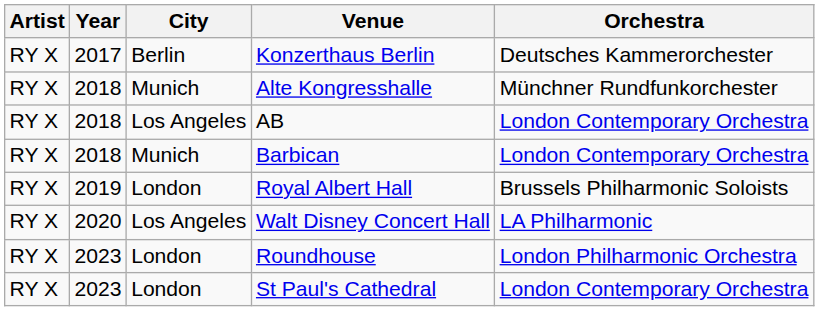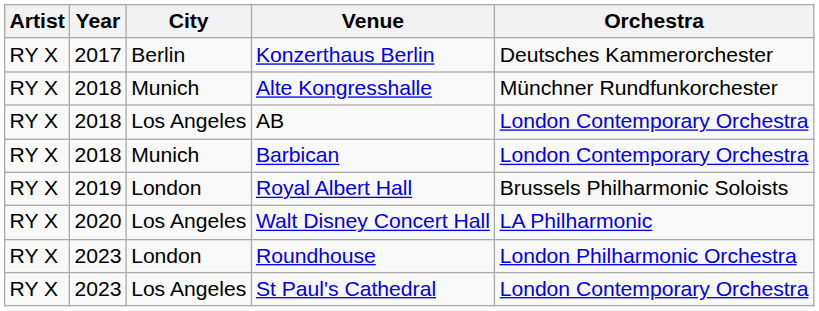(166, 289) London -> (189, 289) Los Angeles
